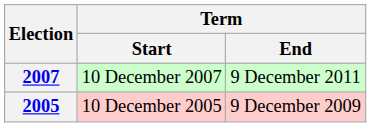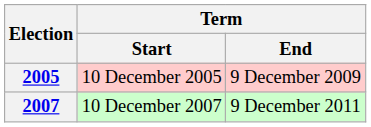rows swapped: (41, 106) <-> (41, 77)
